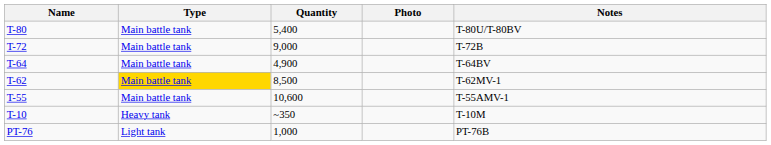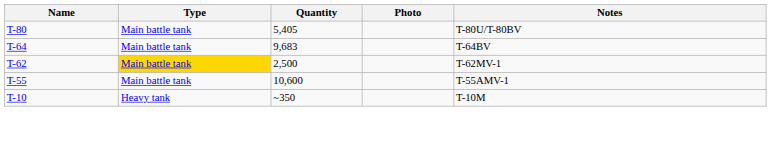(285, 30) 5,400 -> (285, 30) 5,405
- row: (17, 47)
(285, 64) 4,900 -> (285, 47) 9,683
(285, 81) 8,500 -> (285, 64) 2,500
- row: (20, 132)
